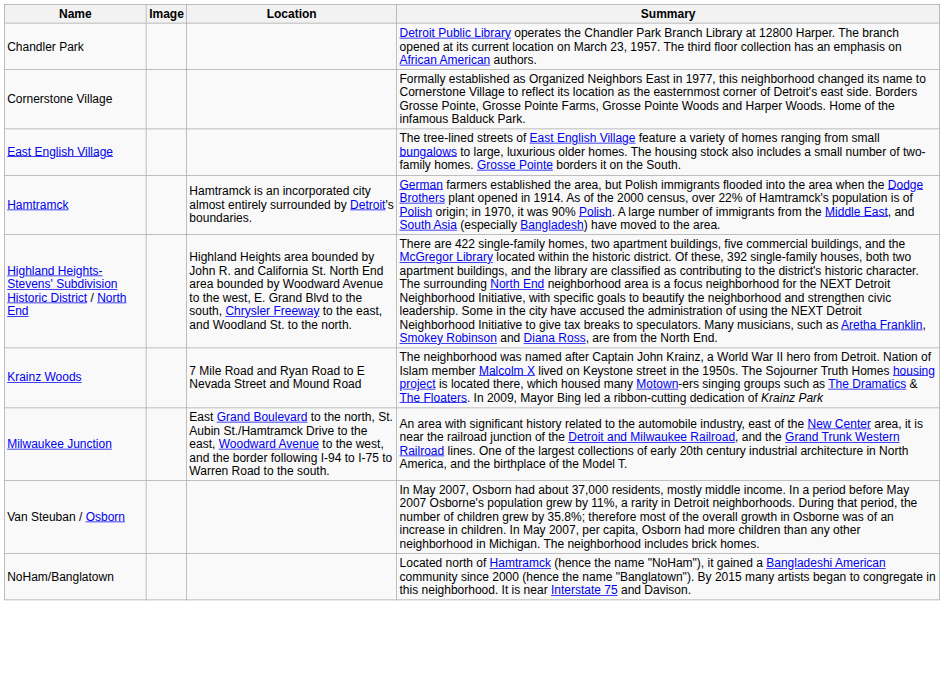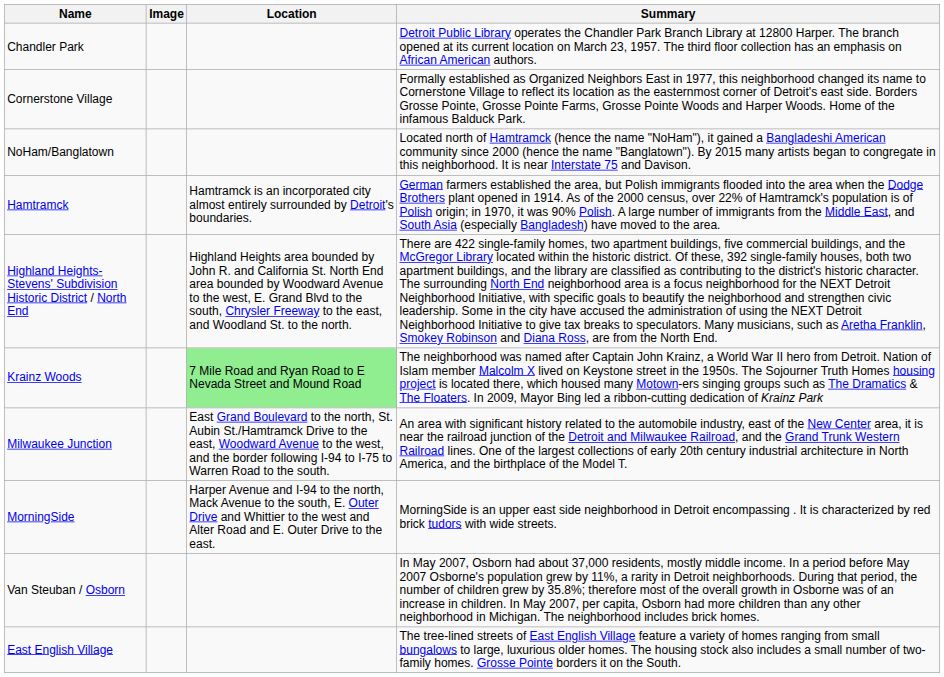rows swapped: (60, 152) <-> (61, 576)
(277, 377) no background -> (277, 377) lightgreen background
+ row: (41, 517)
